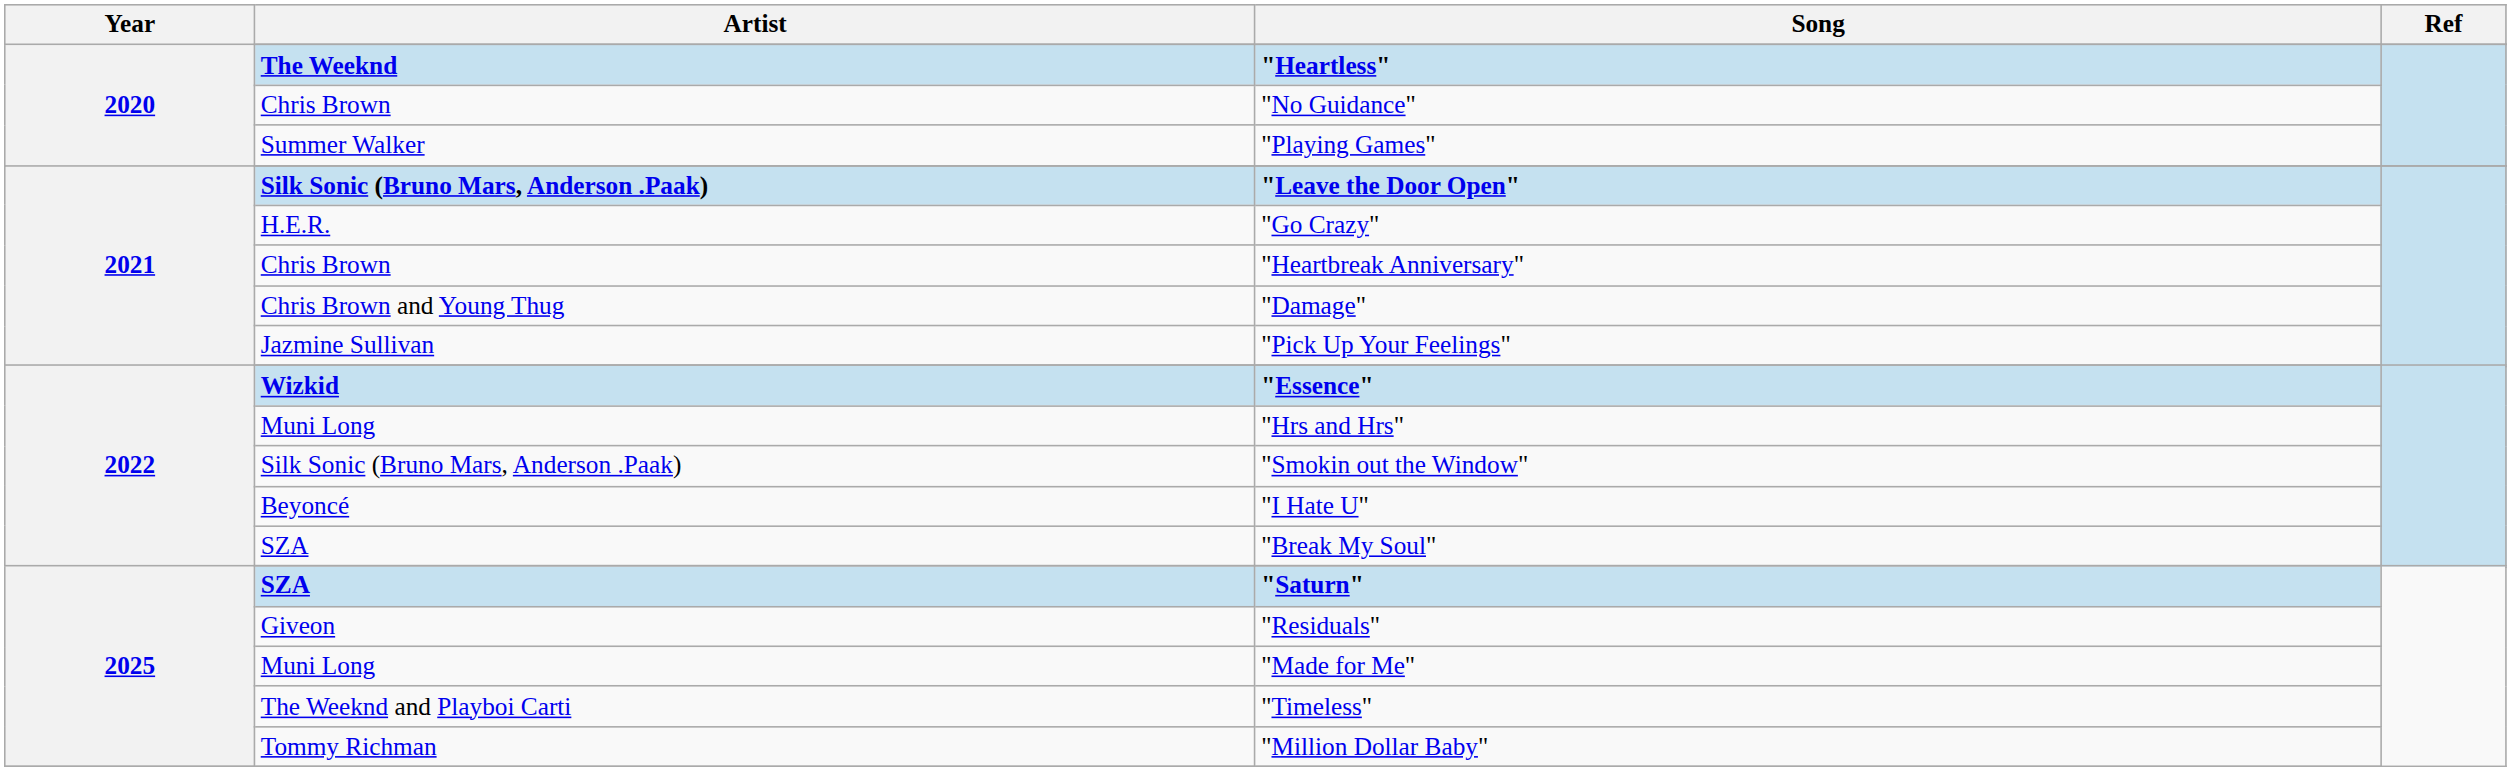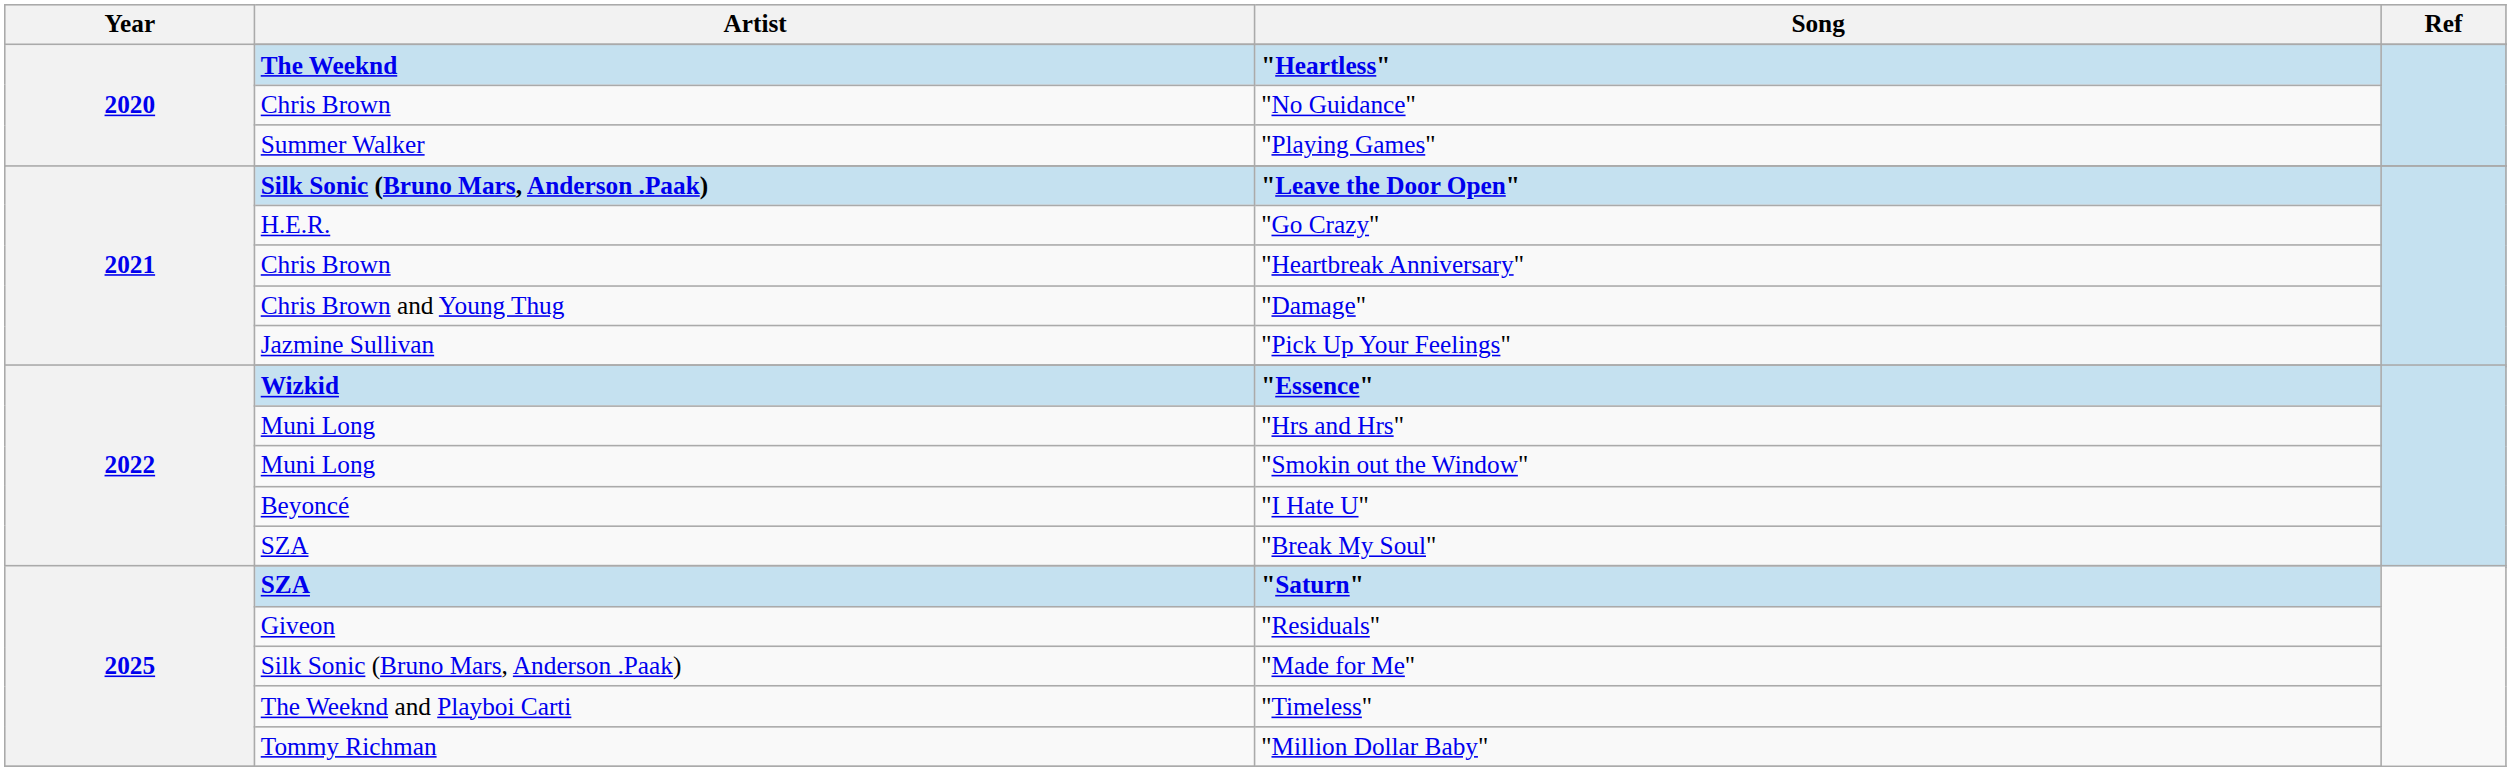(471, 465) Silk Sonic (Bruno Mars, Anderson .Paak) -> (318, 465) Muni Long
(318, 666) Muni Long -> (471, 666) Silk Sonic (Bruno Mars, Anderson .Paak)
